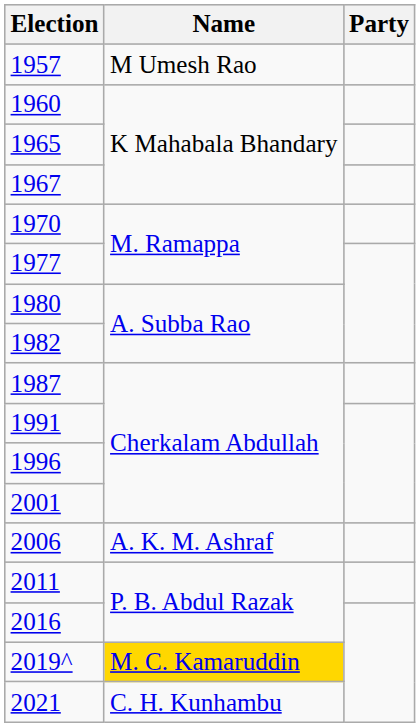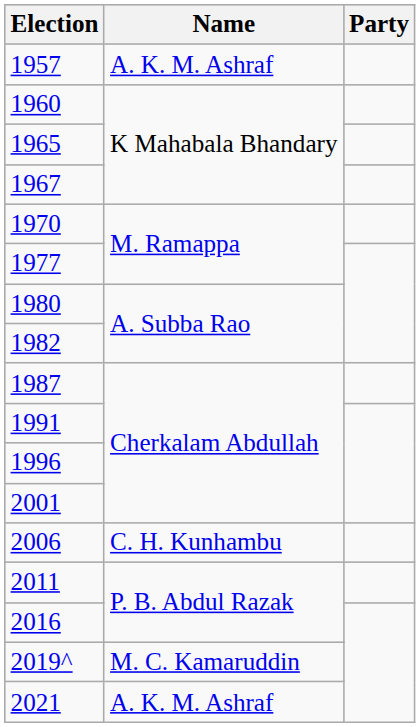(183, 64) M Umesh Rao -> (192, 64) A. K. M. Ashraf
(192, 542) A. K. M. Ashraf -> (196, 542) C. H. Kunhambu
(205, 661) gold background -> (205, 661) no background
(196, 701) C. H. Kunhambu -> (192, 701) A. K. M. Ashraf
